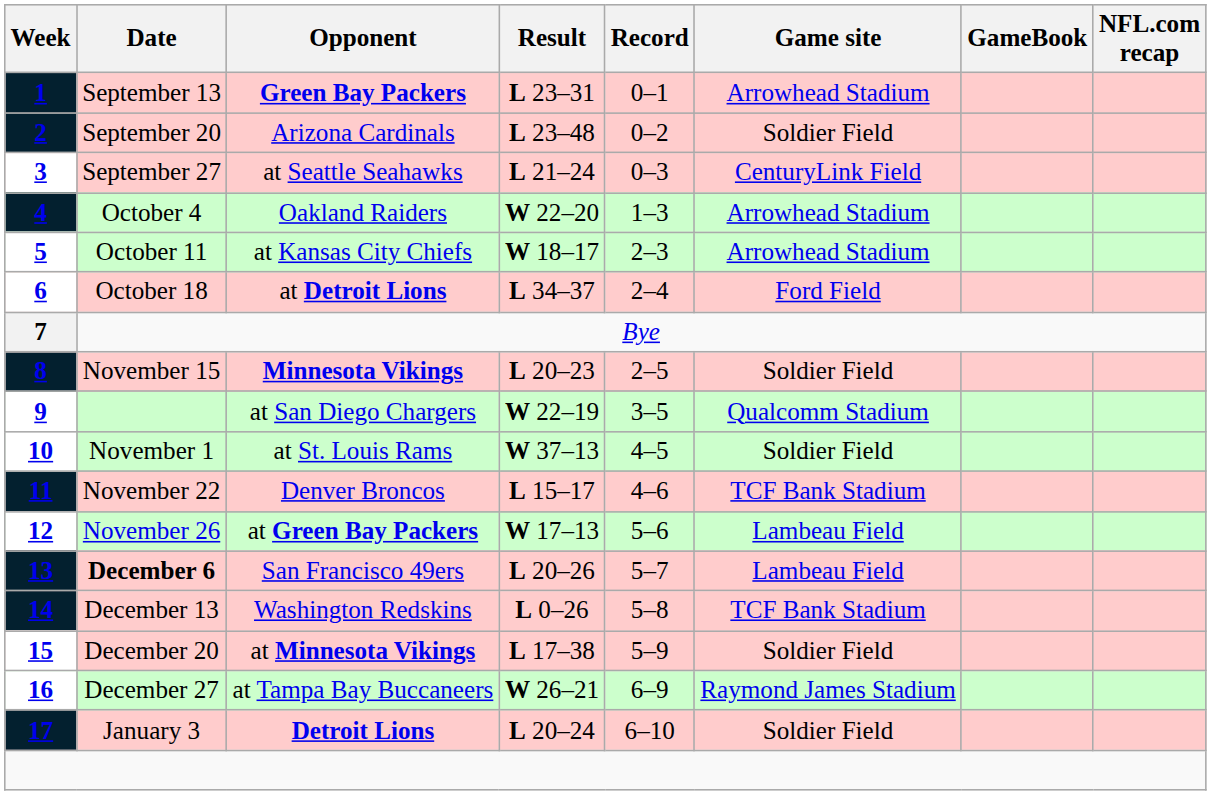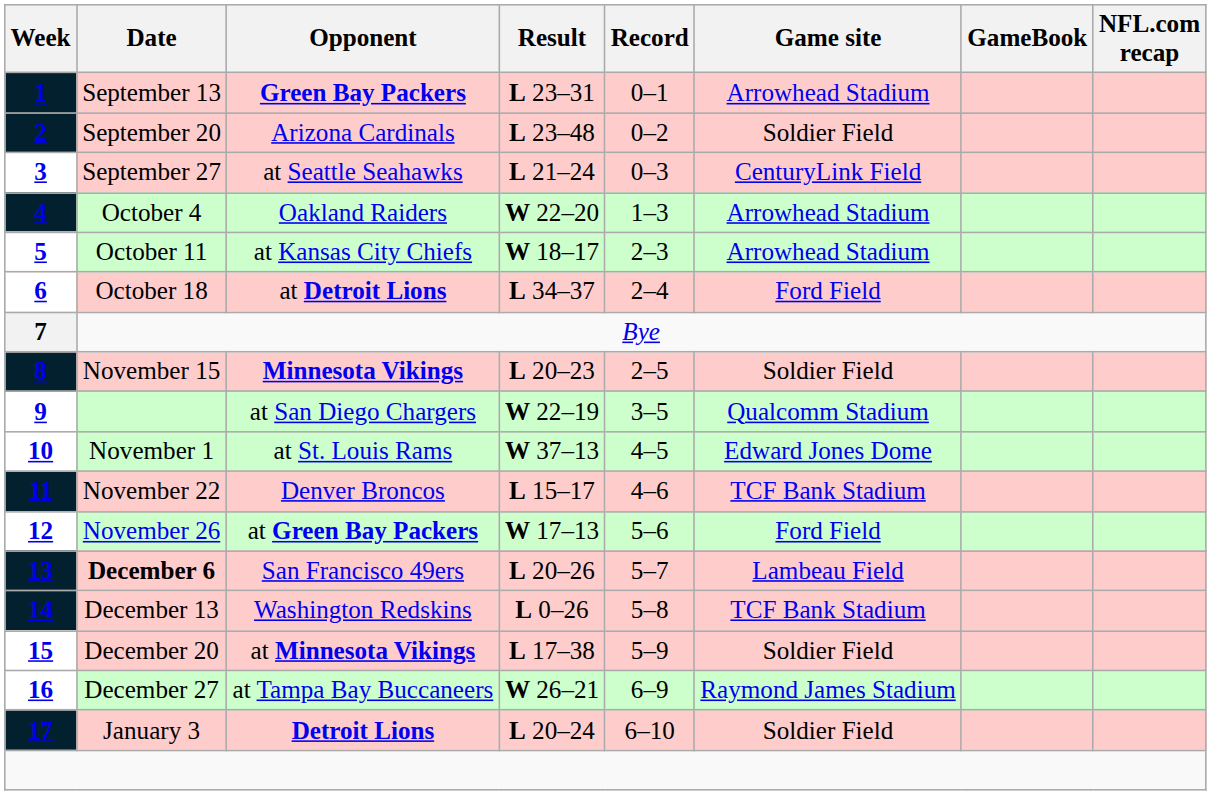(828, 451) Soldier Field -> (828, 451) Edward Jones Dome
(828, 530) Lambeau Field -> (828, 530) Ford Field
